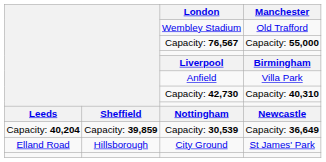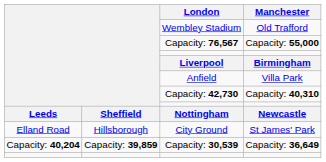rows swapped: (202, 145) <-> (202, 129)
